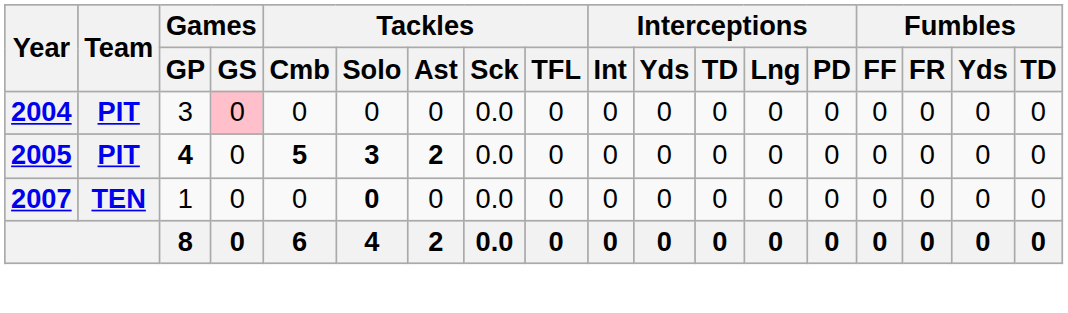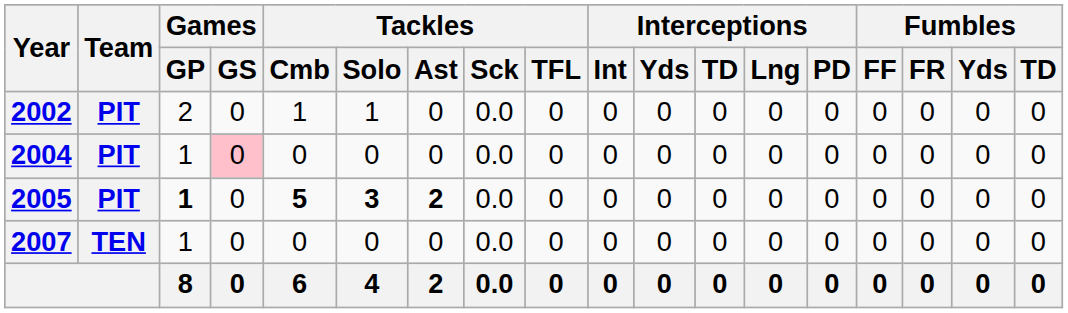+ row: (41, 112)
(185, 112) 3 -> (185, 155) 1
(185, 155) 4 -> (185, 198) 1
(372, 198) bold -> (372, 241) normal
